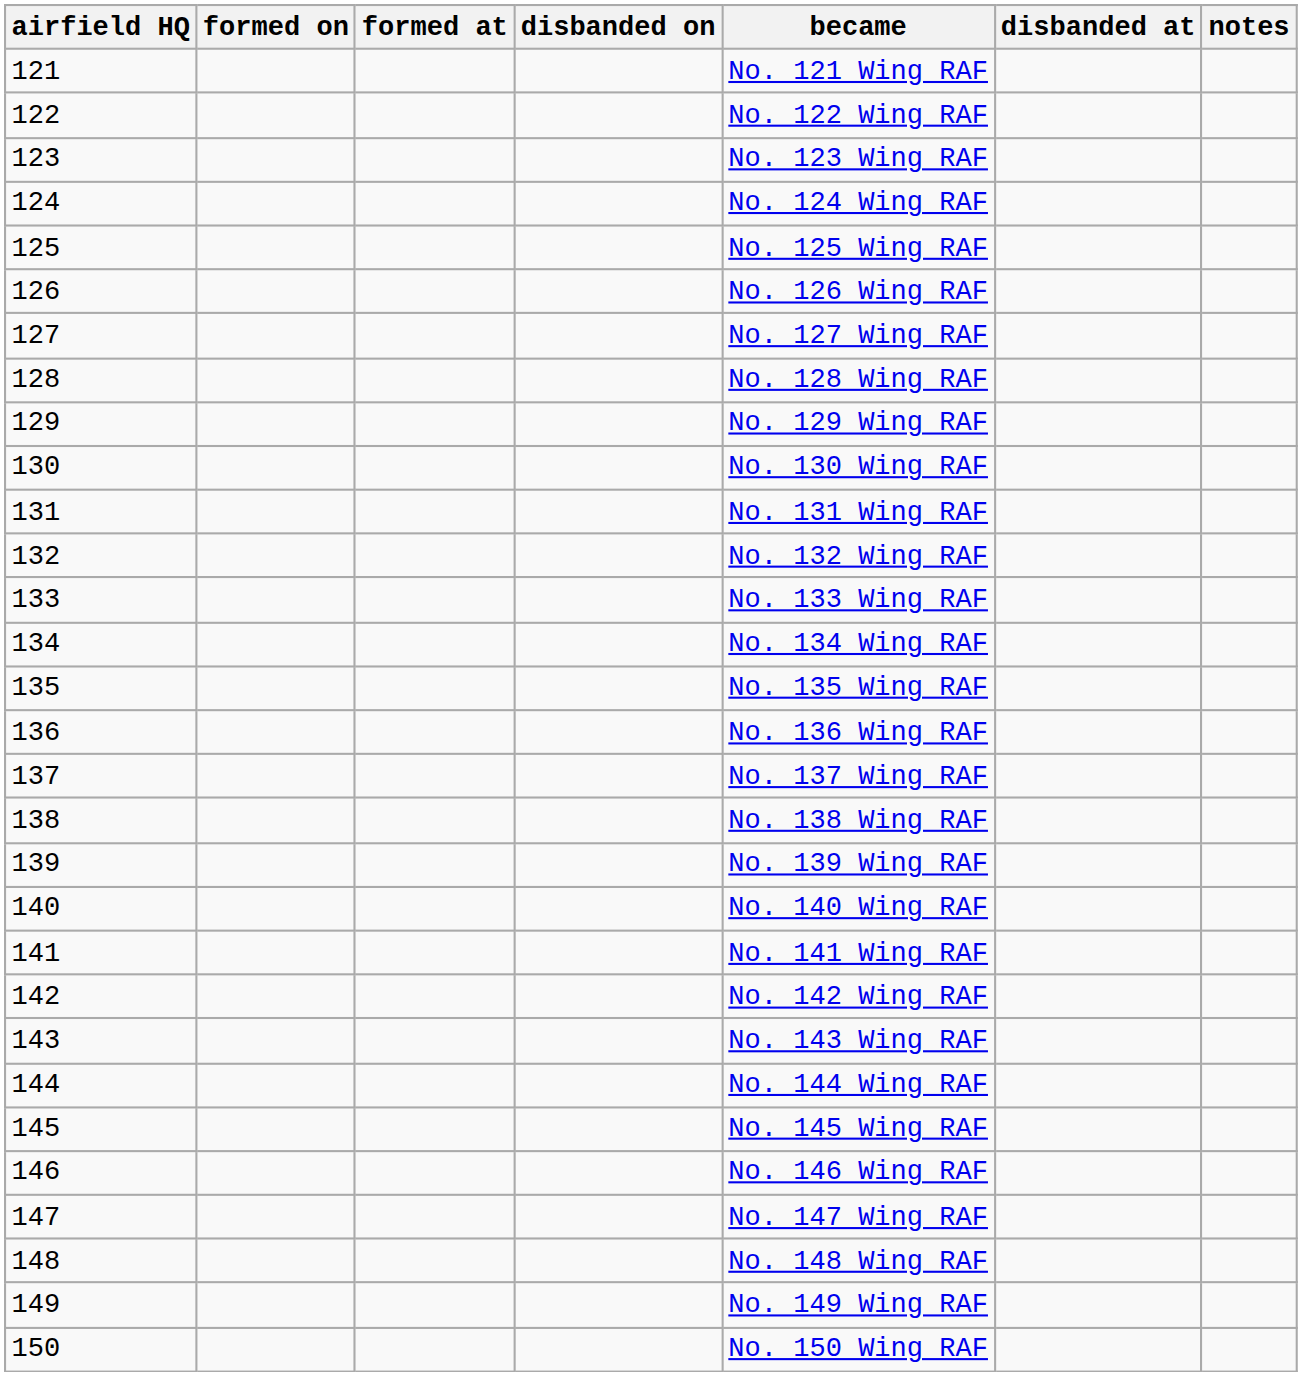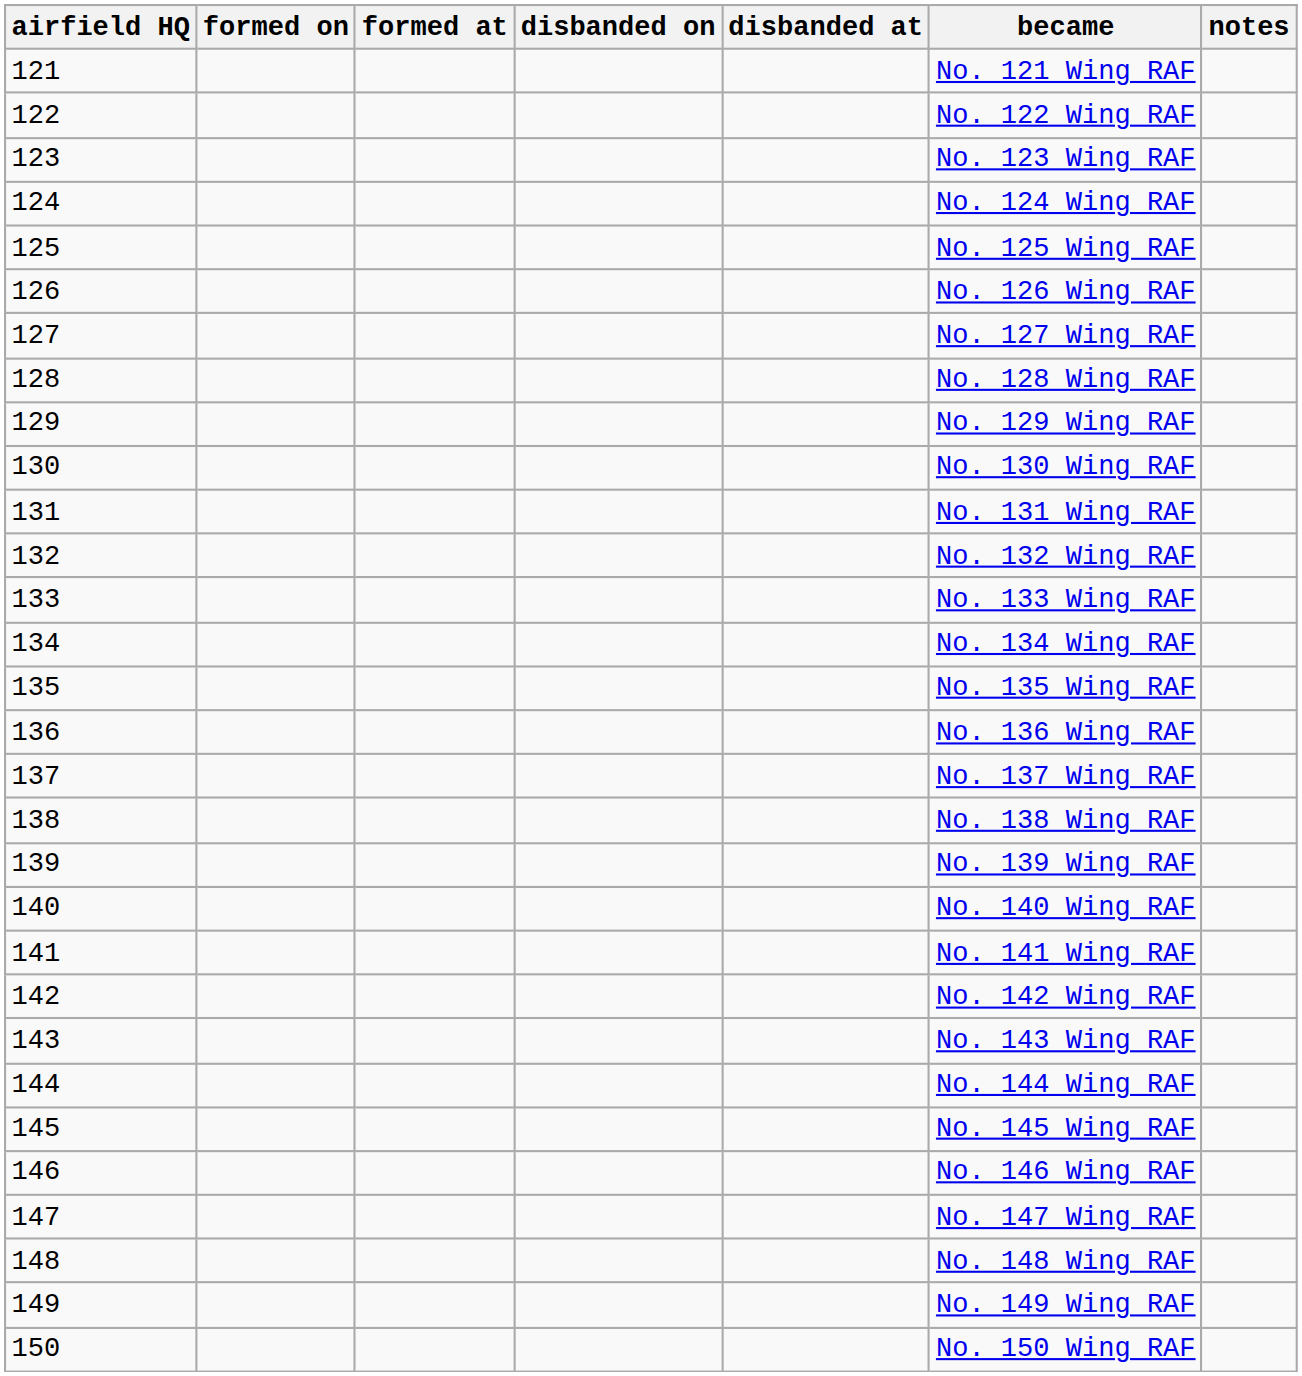columns swapped: (1098, 27) <-> (858, 27)
